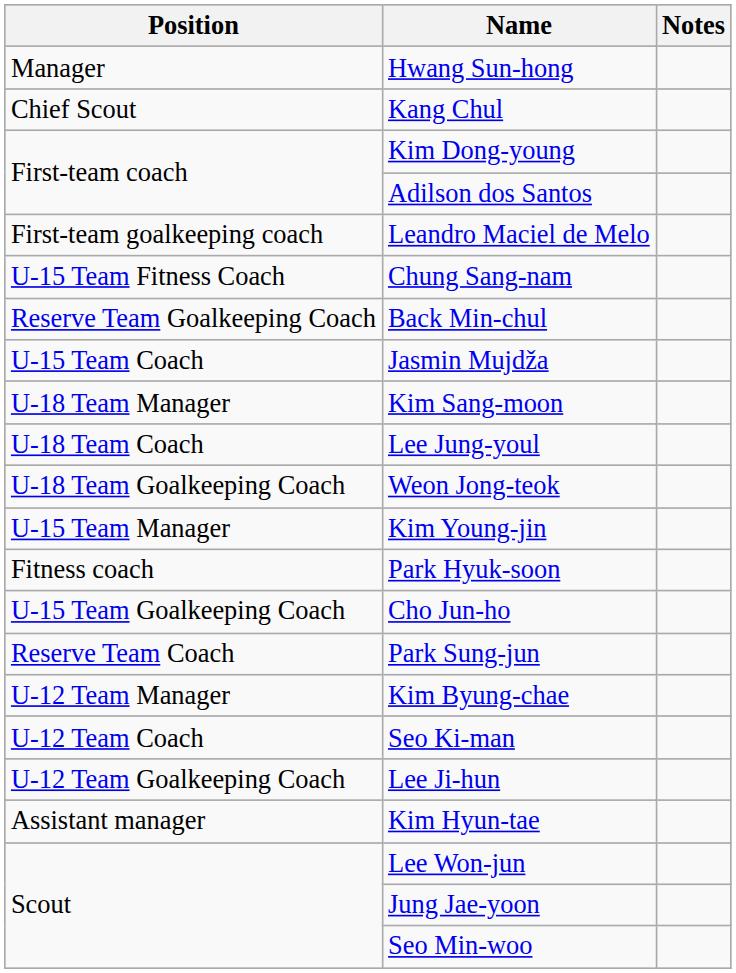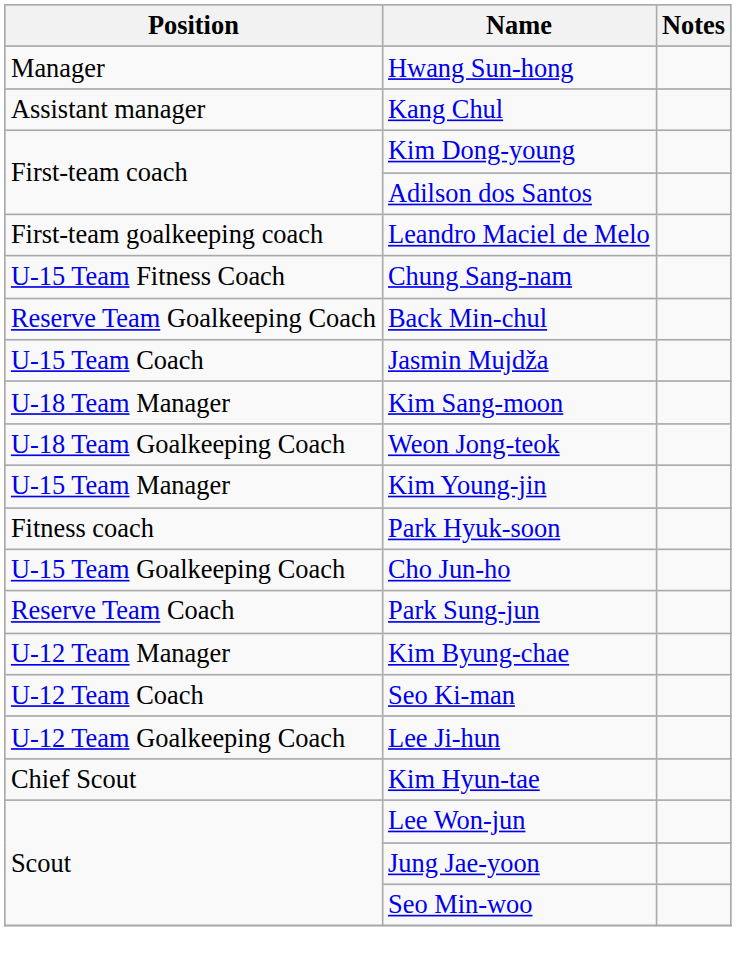(74, 109) Chief Scout -> (108, 109) Assistant manager
- row: (464, 444)
(108, 820) Assistant manager -> (74, 779) Chief Scout
